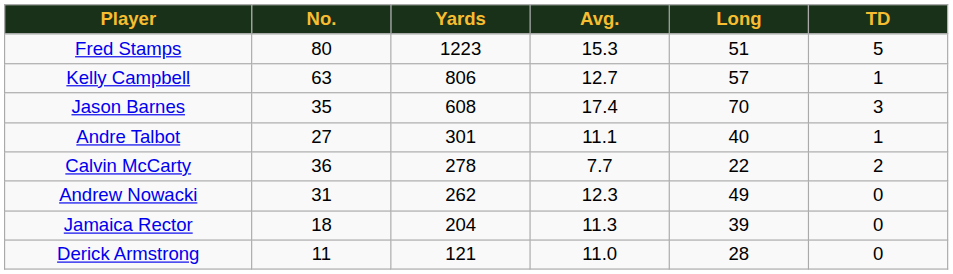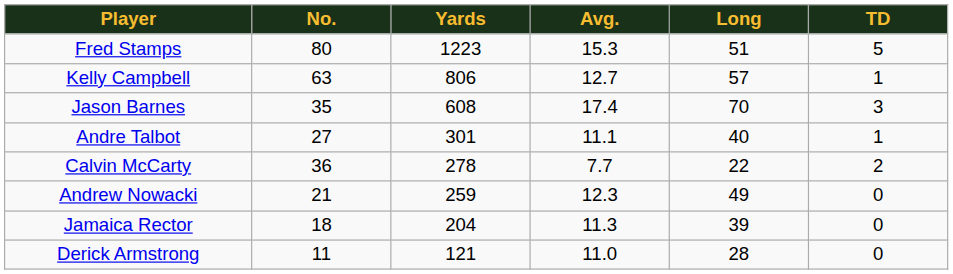(321, 195) 31 -> (321, 195) 21
(461, 195) 262 -> (461, 195) 259
